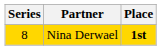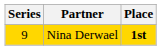(24, 34) 8 -> (24, 34) 9
